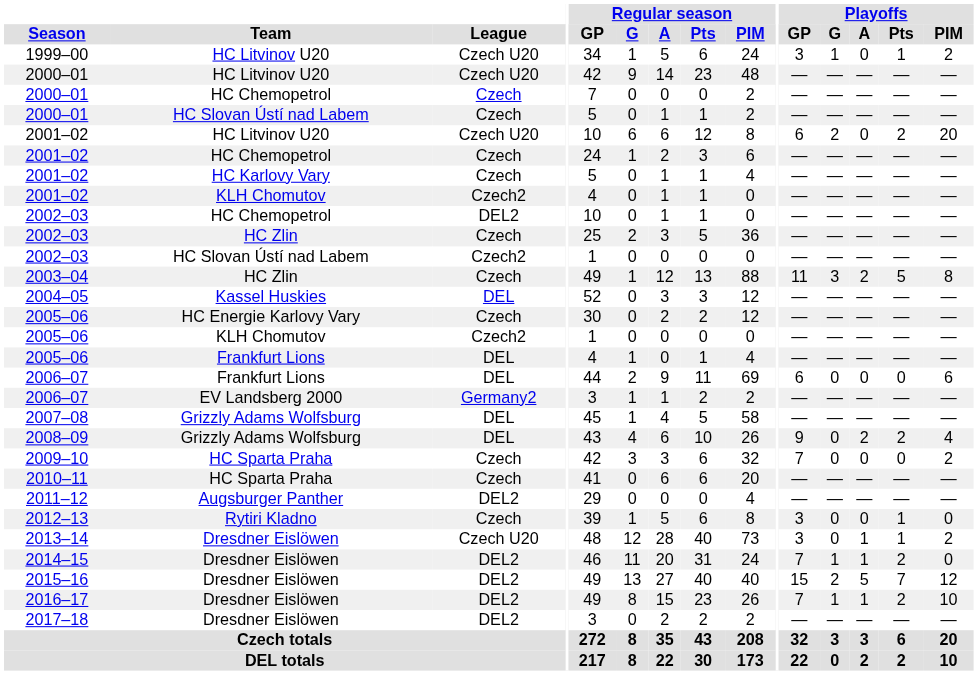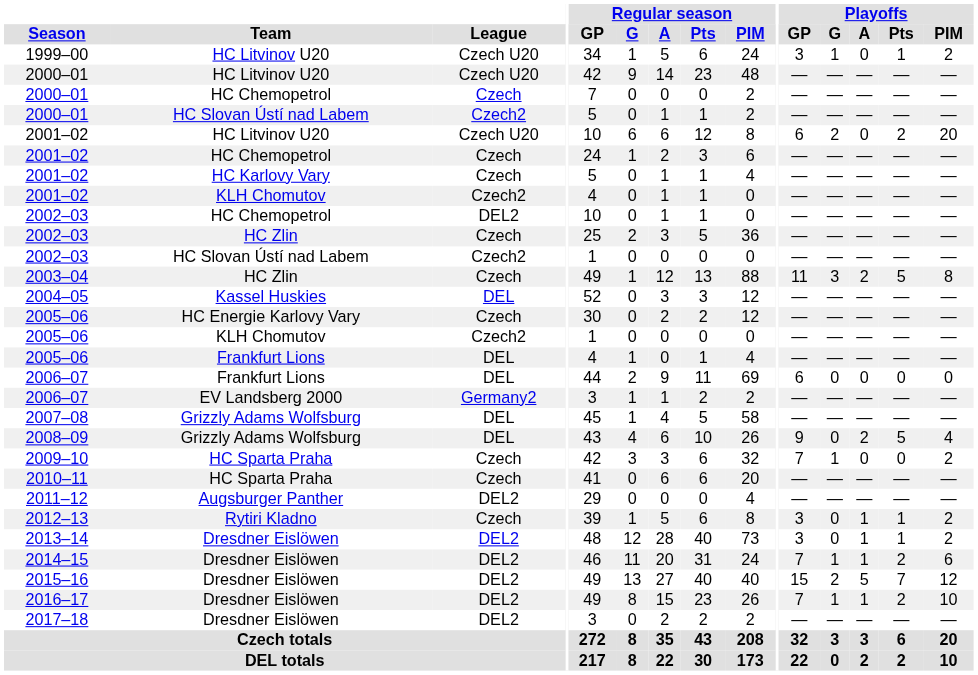(499, 115) Czech -> (499, 115) Czech2
(948, 377) 6 -> (948, 377) 0
(901, 438) 2 -> (901, 438) 5
(835, 458) 0 -> (835, 458) 1
(864, 519) 0 -> (864, 519) 1
(948, 519) 0 -> (948, 519) 2
(499, 539) Czech U20 -> (499, 539) DEL2
(948, 559) 0 -> (948, 559) 6
